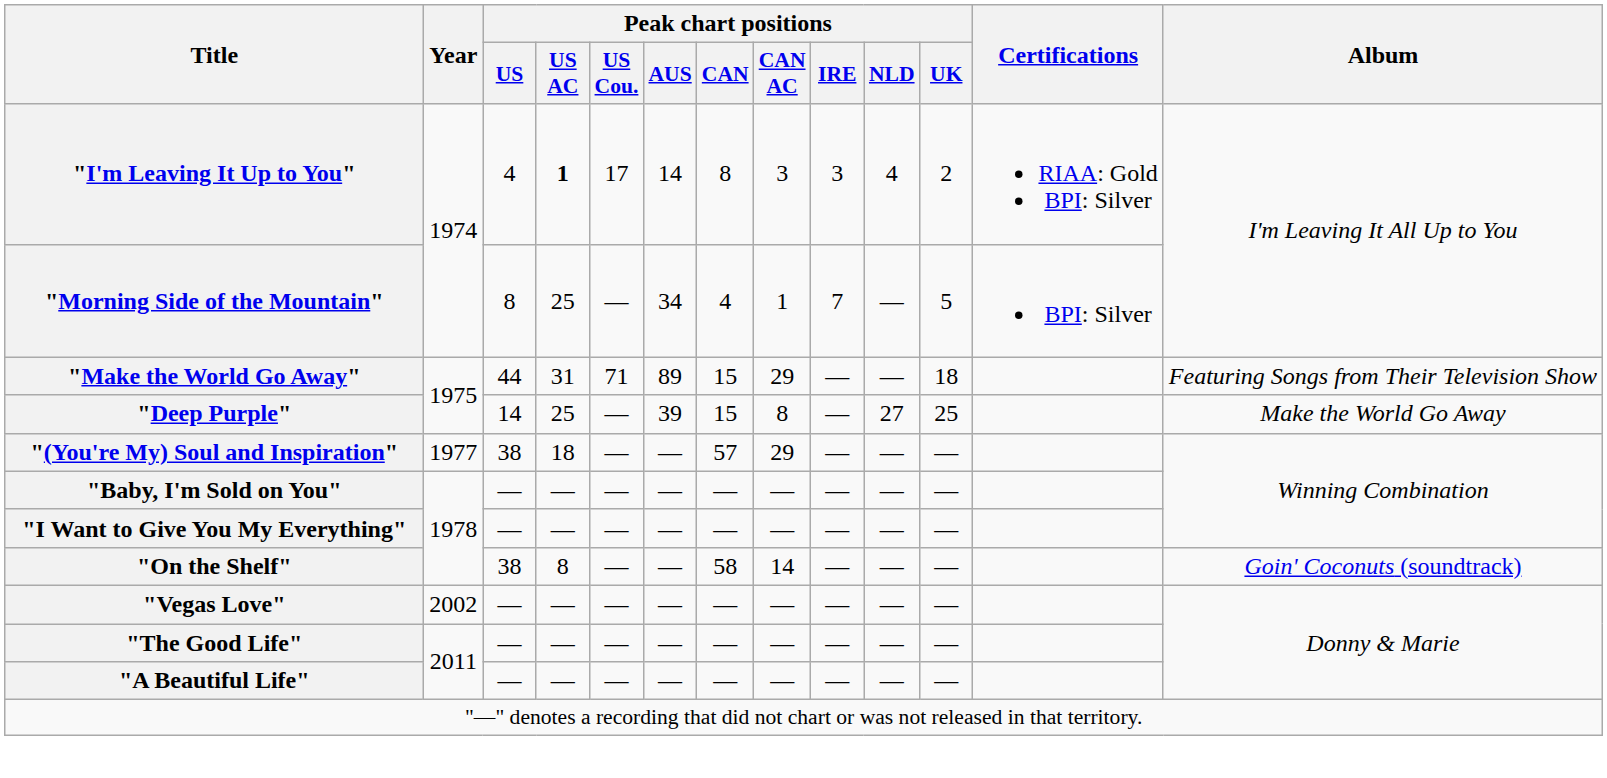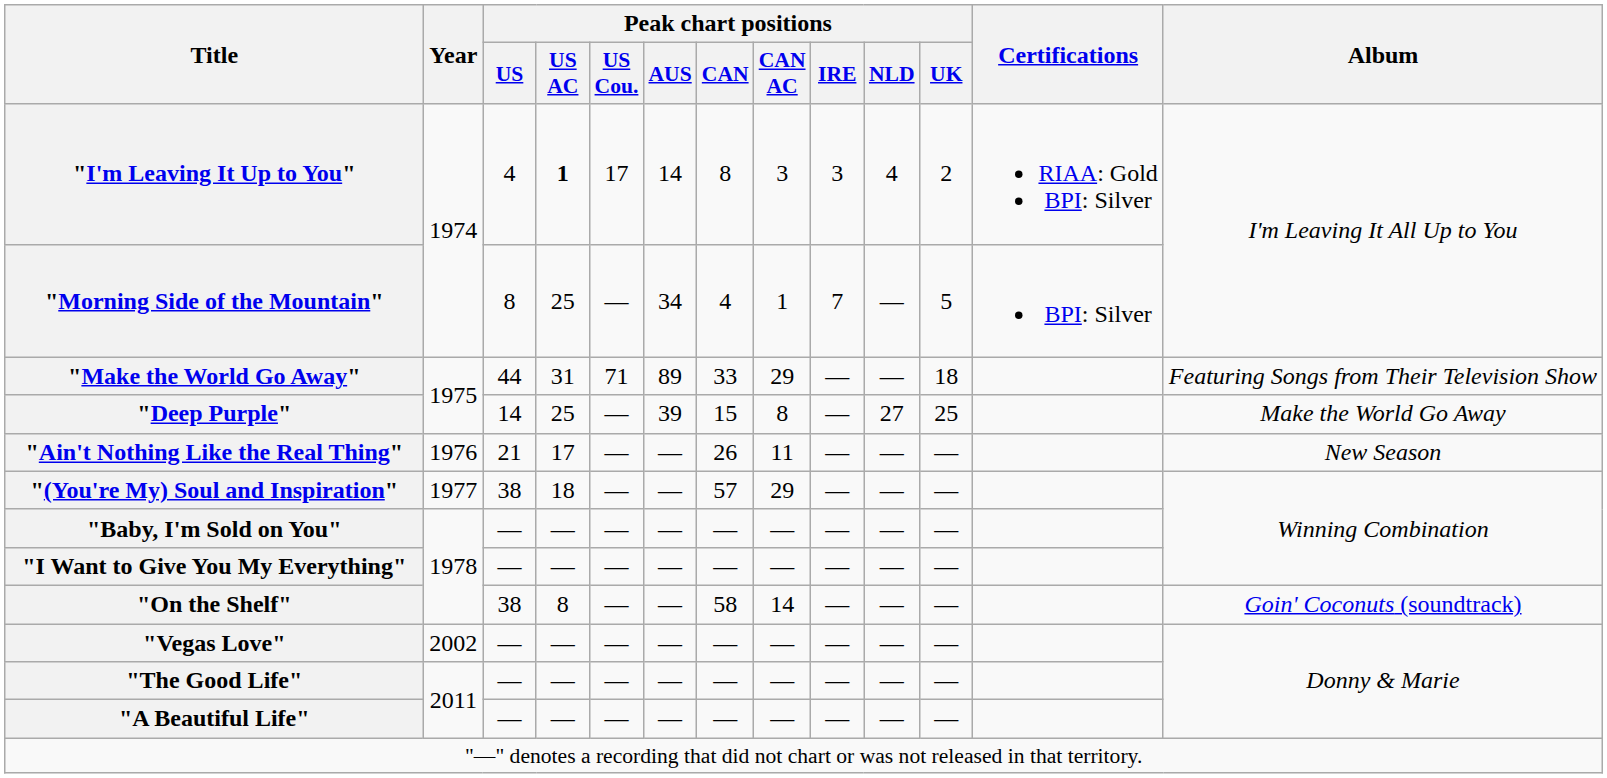(725, 375) 15 -> (725, 375) 33
+ row: (214, 451)
